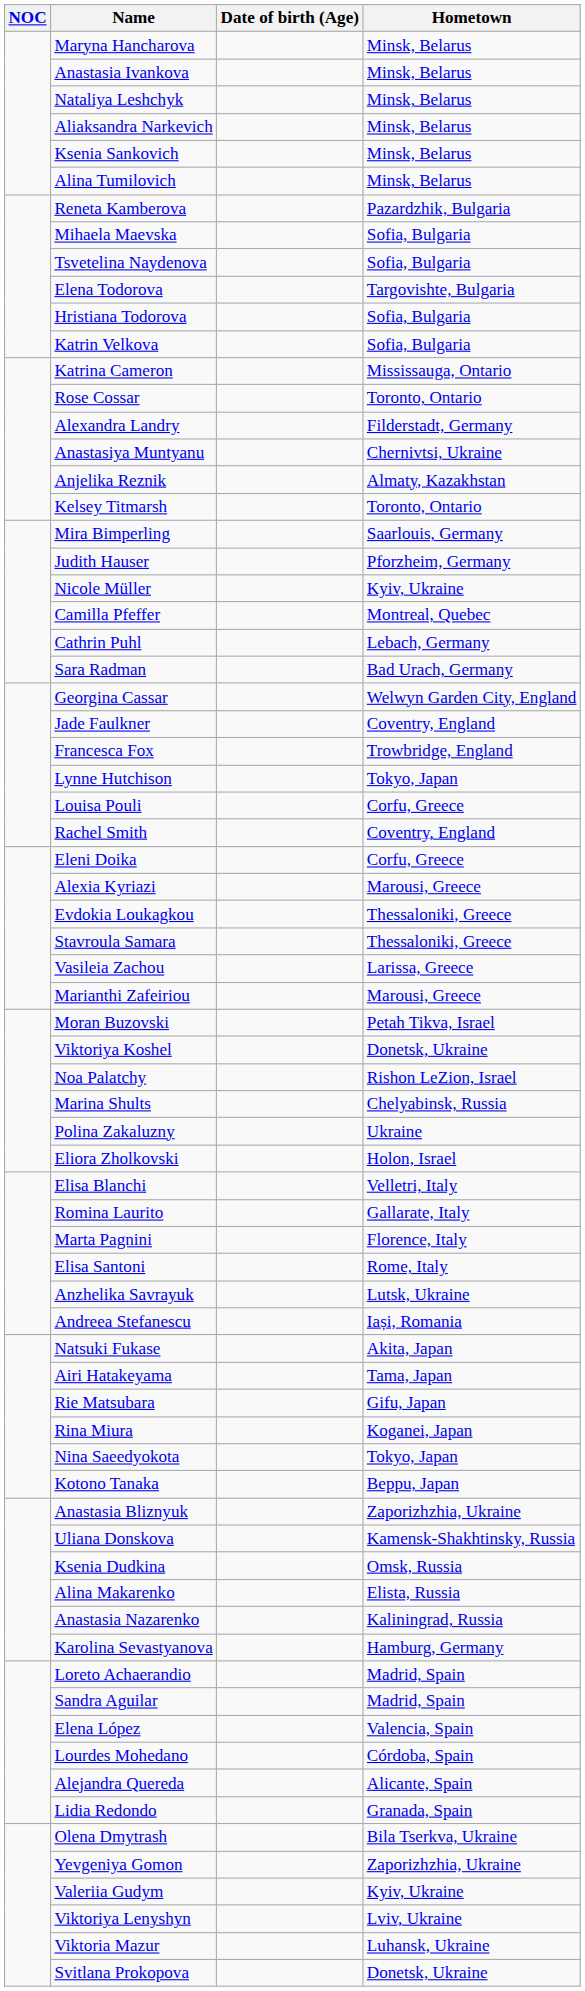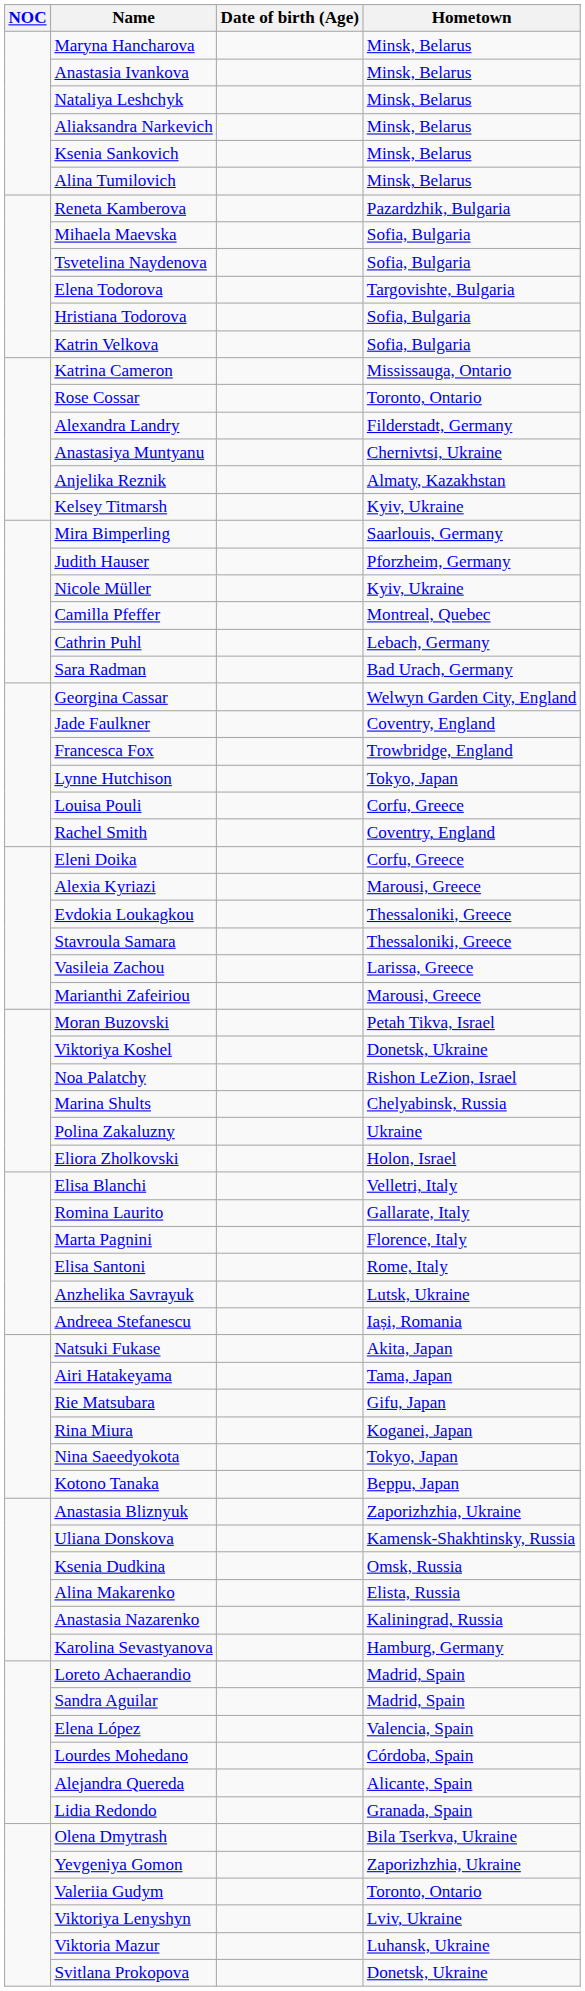(424, 506) Toronto, Ontario -> (415, 506) Kyiv, Ukraine
(415, 1891) Kyiv, Ukraine -> (424, 1891) Toronto, Ontario
